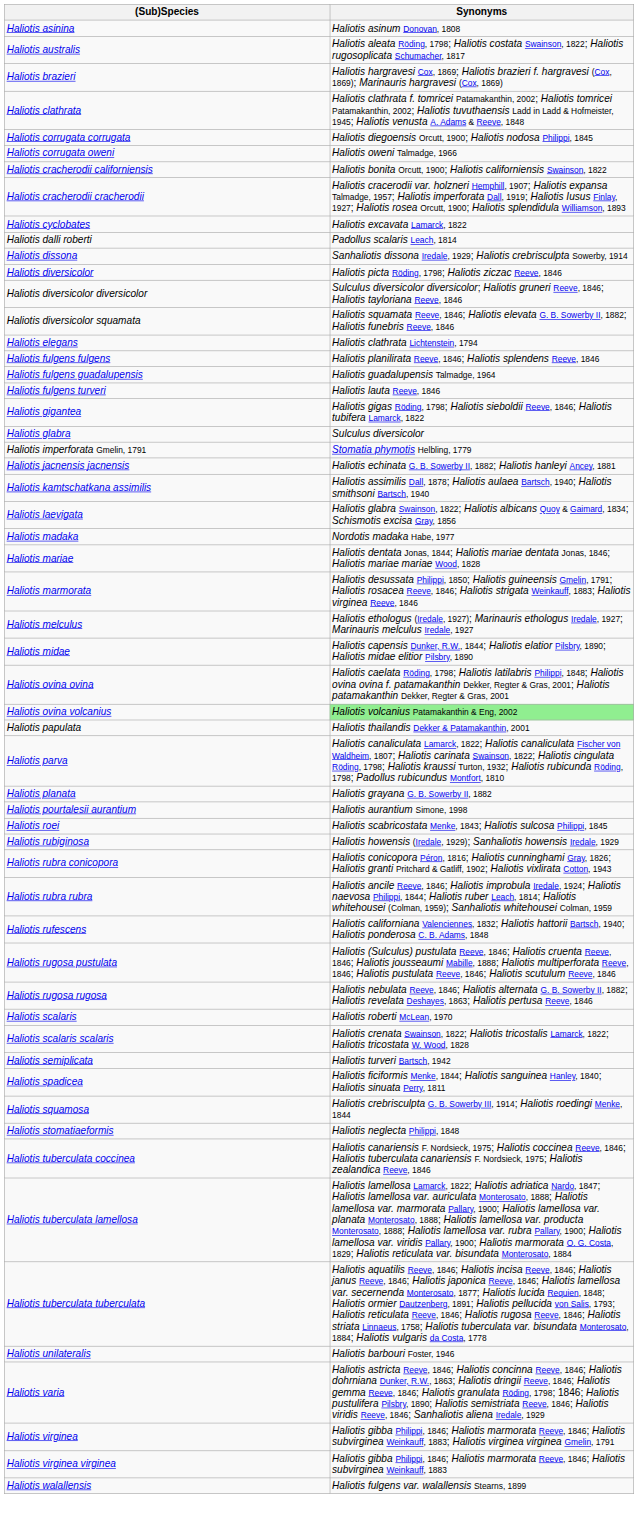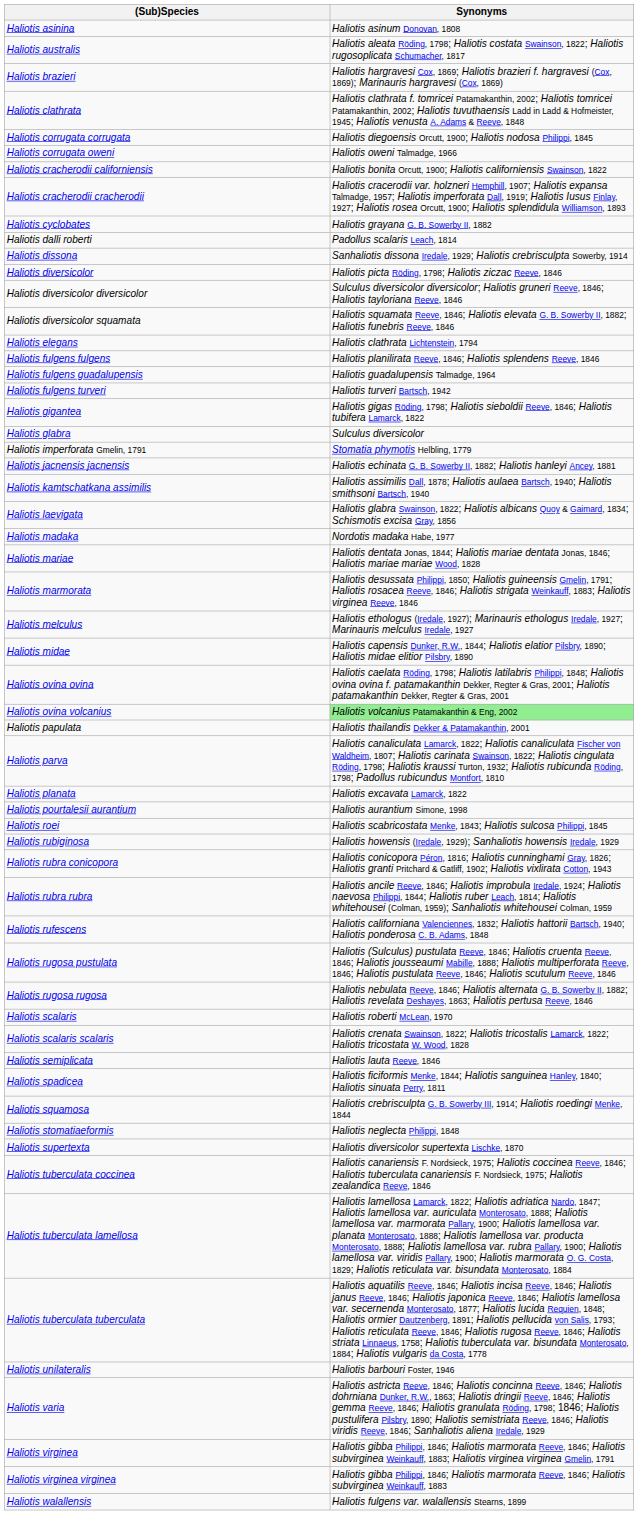(399, 224) Haliotis excavata Lamarck, 1822 -> (412, 224) Haliotis grayana G. B. Sowerby II, 1882
(386, 390) Haliotis lauta Reeve, 1846 -> (391, 390) Haliotis turveri Bartsch, 1942
(412, 794) Haliotis grayana G. B. Sowerby II, 1882 -> (399, 794) Haliotis excavata Lamarck, 1822
(391, 1060) Haliotis turveri Bartsch, 1942 -> (386, 1060) Haliotis lauta Reeve, 1846
+ row: (48, 1147)
